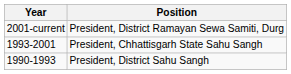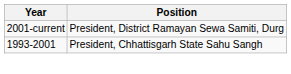- row: (139, 61)
